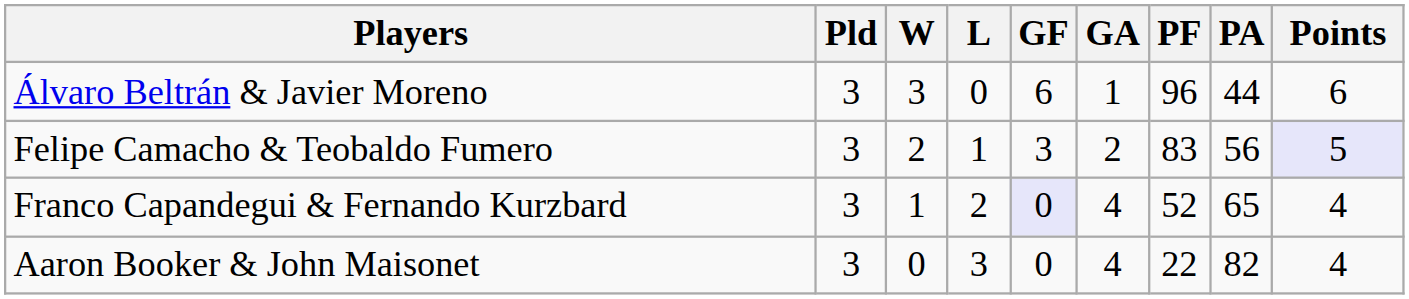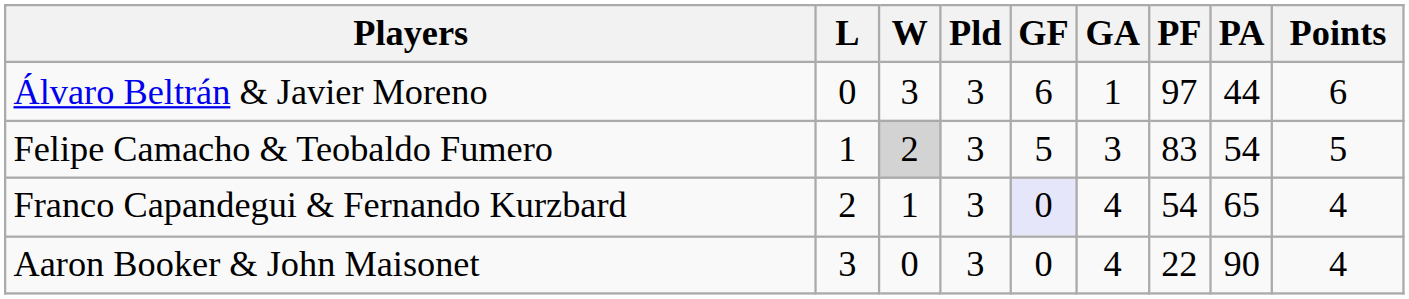columns swapped: (851, 33) <-> (979, 33)
(1179, 90) 96 -> (1179, 90) 97
(917, 148) no background -> (910, 148) lightgrey background
(1043, 148) 3 -> (1043, 148) 5
(1113, 148) 2 -> (1113, 148) 3
(1242, 148) 56 -> (1242, 148) 54
(1338, 148) lavender background -> (1338, 148) no background
(1179, 206) 52 -> (1179, 206) 54
(1242, 263) 82 -> (1242, 263) 90
